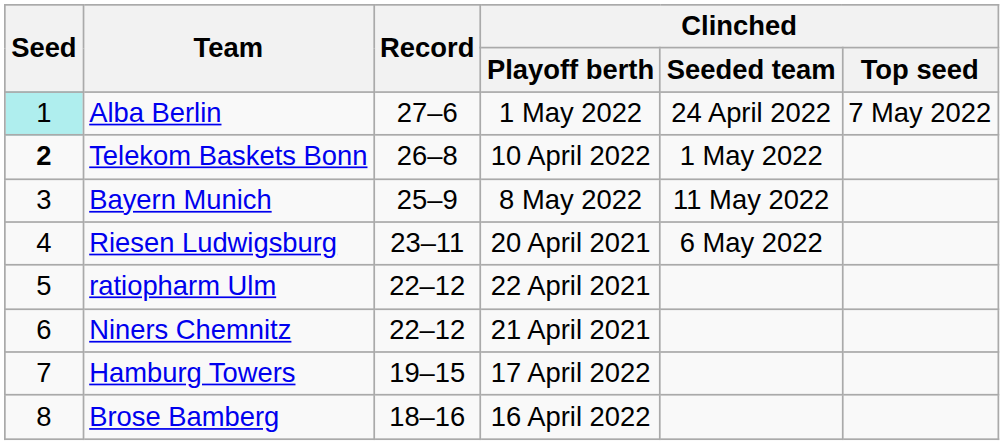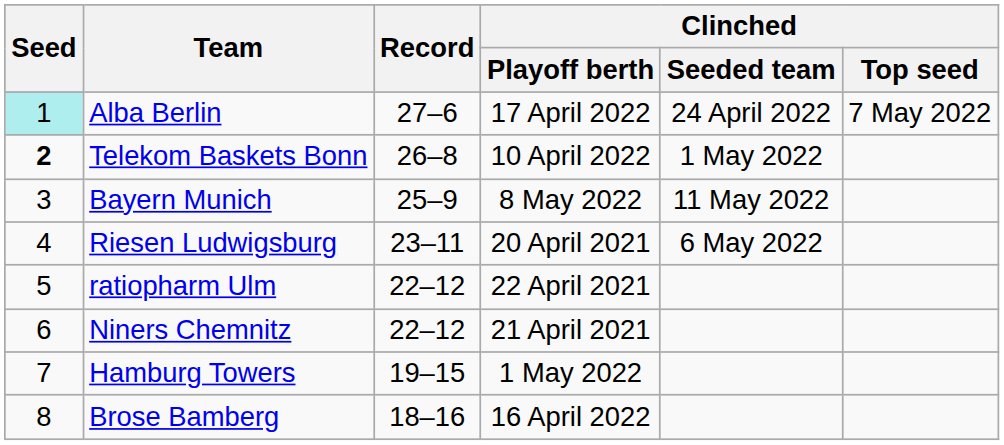(571, 112) 1 May 2022 -> (571, 112) 17 April 2022
(571, 373) 17 April 2022 -> (571, 373) 1 May 2022
